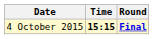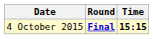columns swapped: (101, 12) <-> (133, 12)
